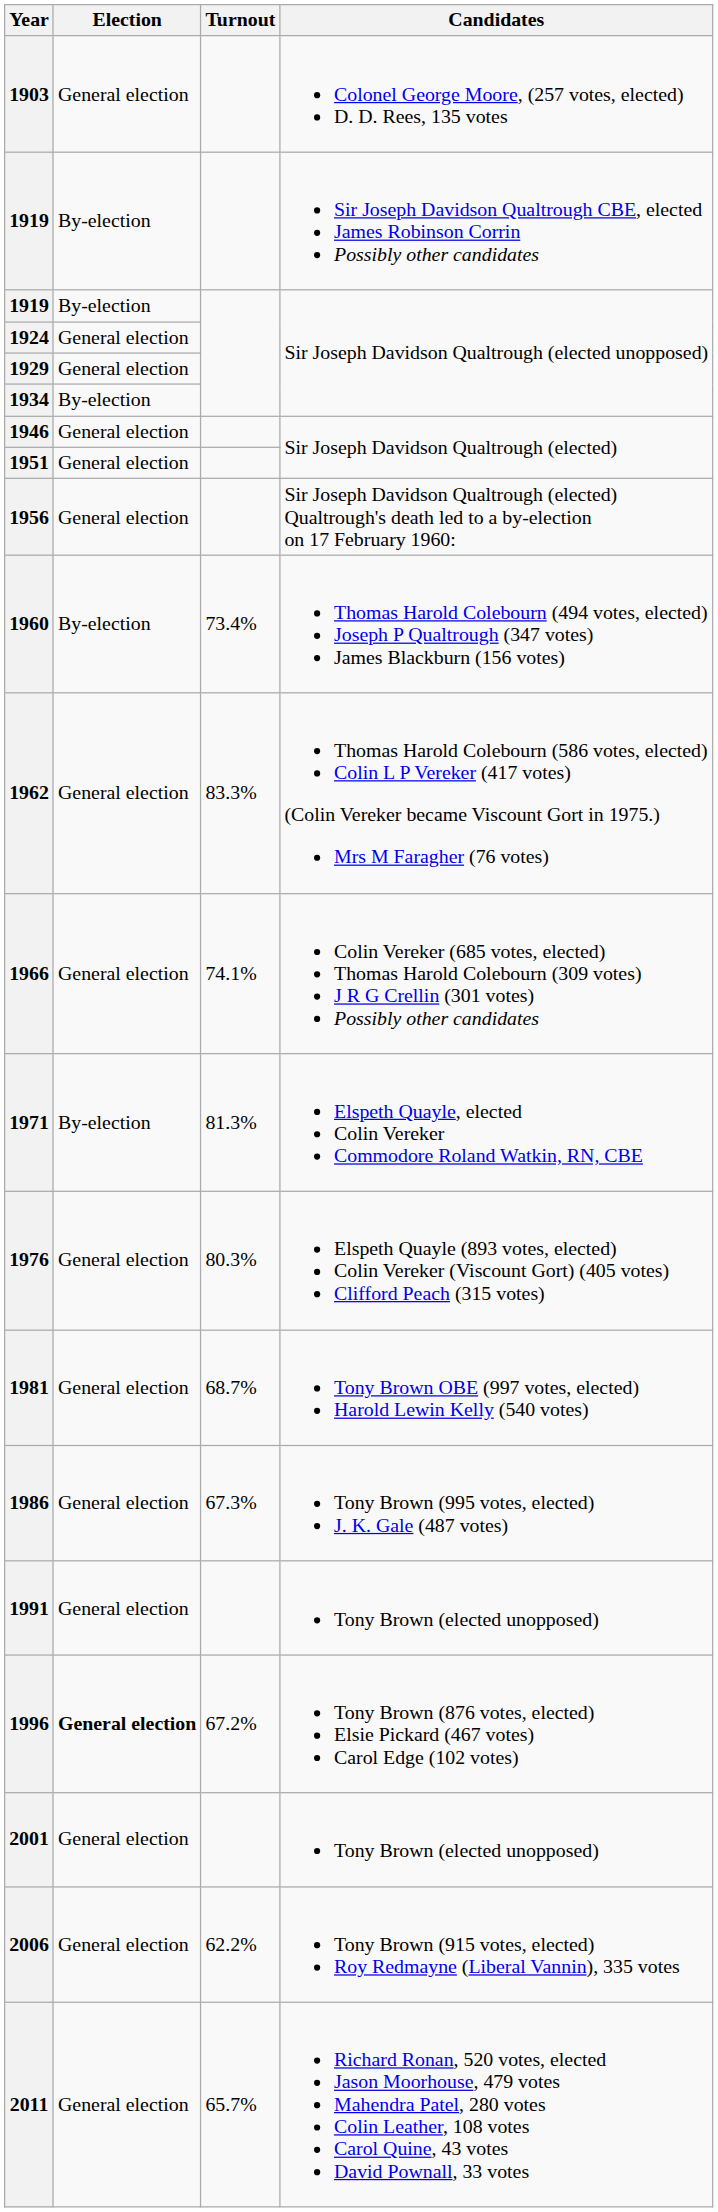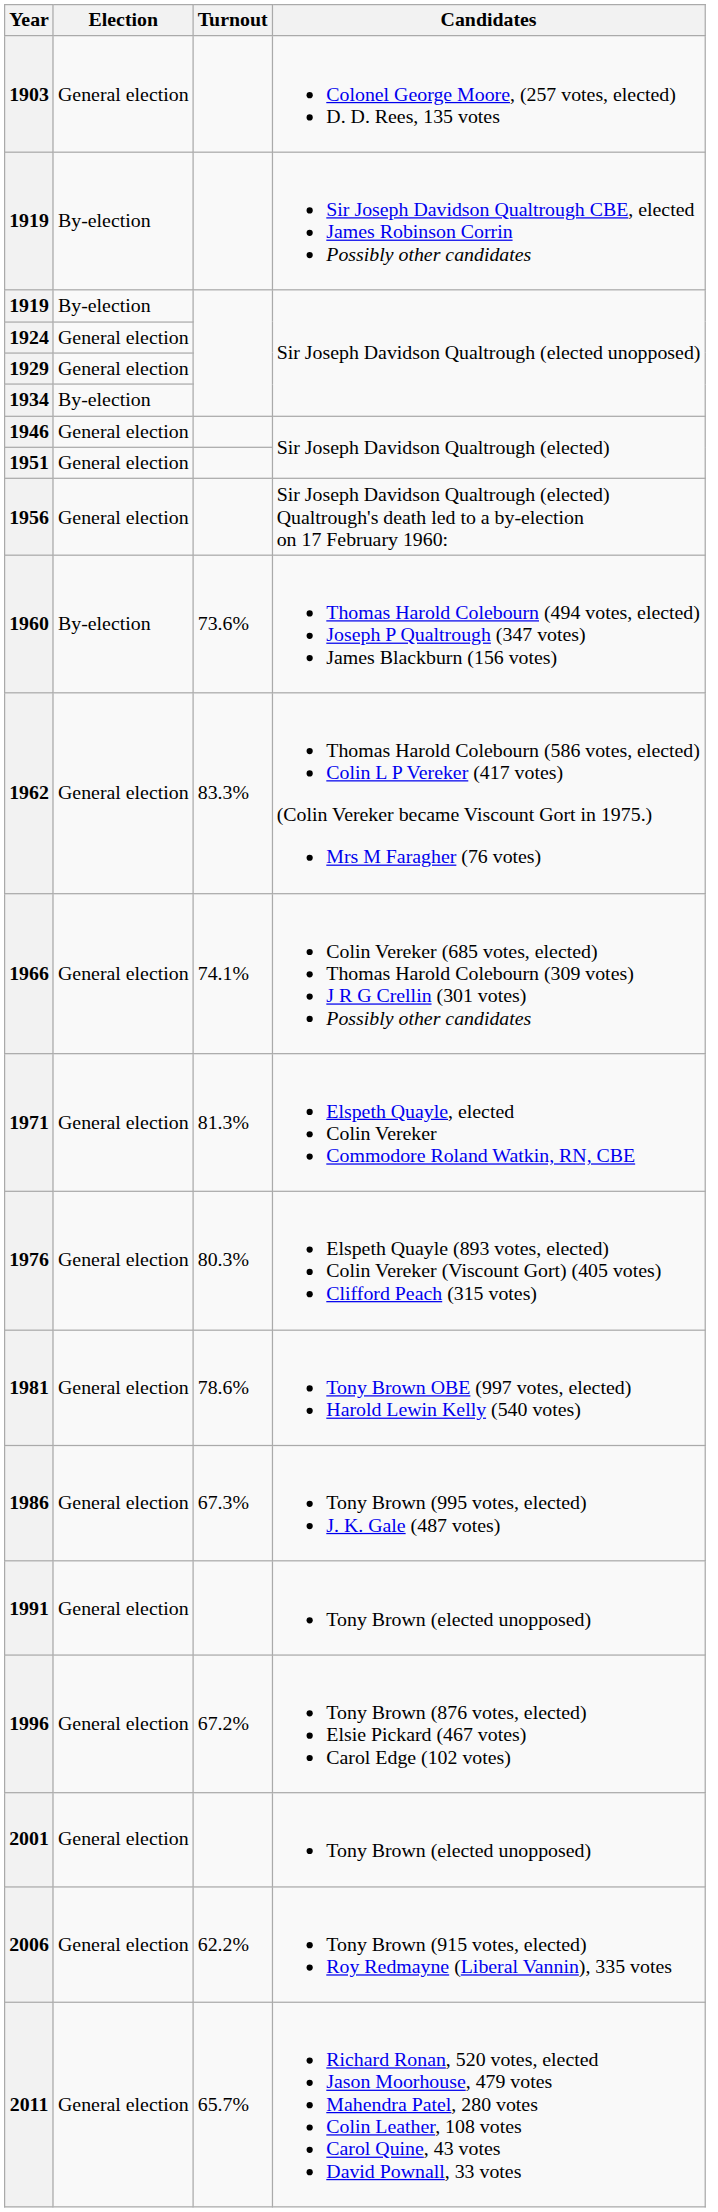(231, 623) 73.4% -> (223, 623) 73.6%
(104, 1122) By-election -> (123, 1122) General election
(231, 1387) 68.7% -> (223, 1387) 78.6%
(127, 1723) bold -> (123, 1723) normal
